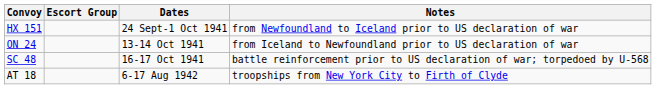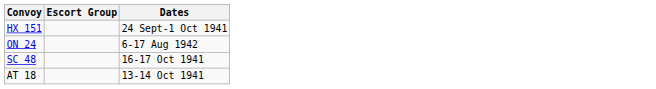- column: (440, 12)
(163, 44) 13-14 Oct 1941 -> (160, 44) 6-17 Aug 1942
(160, 76) 6-17 Aug 1942 -> (163, 76) 13-14 Oct 1941
